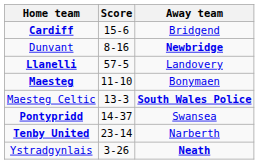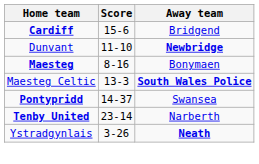(117, 47) 8-16 -> (117, 47) 11-10
- row: (51, 64)
(117, 82) 11-10 -> (117, 64) 8-16
